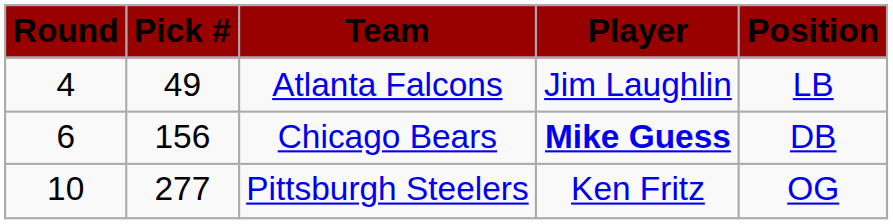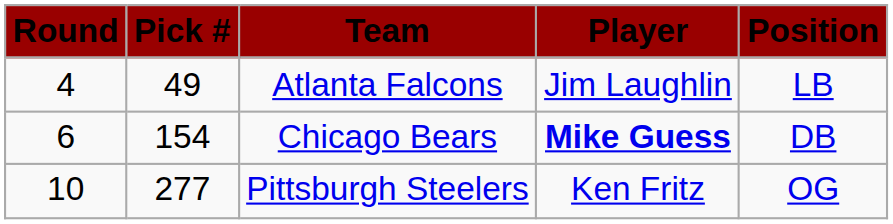(182, 137) 156 -> (182, 137) 154
